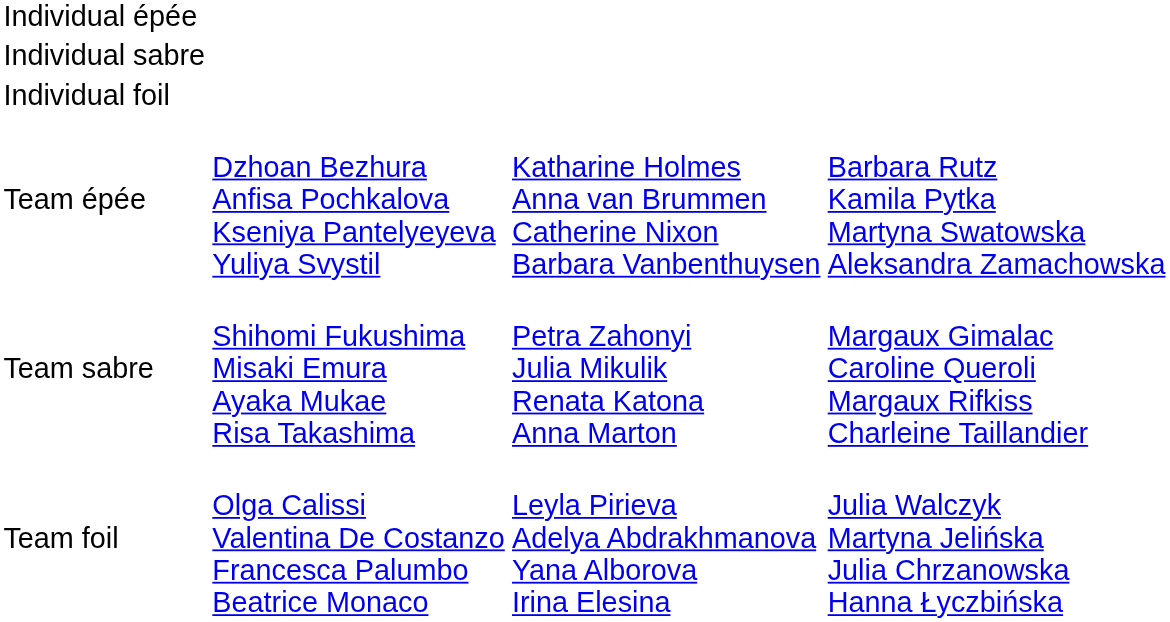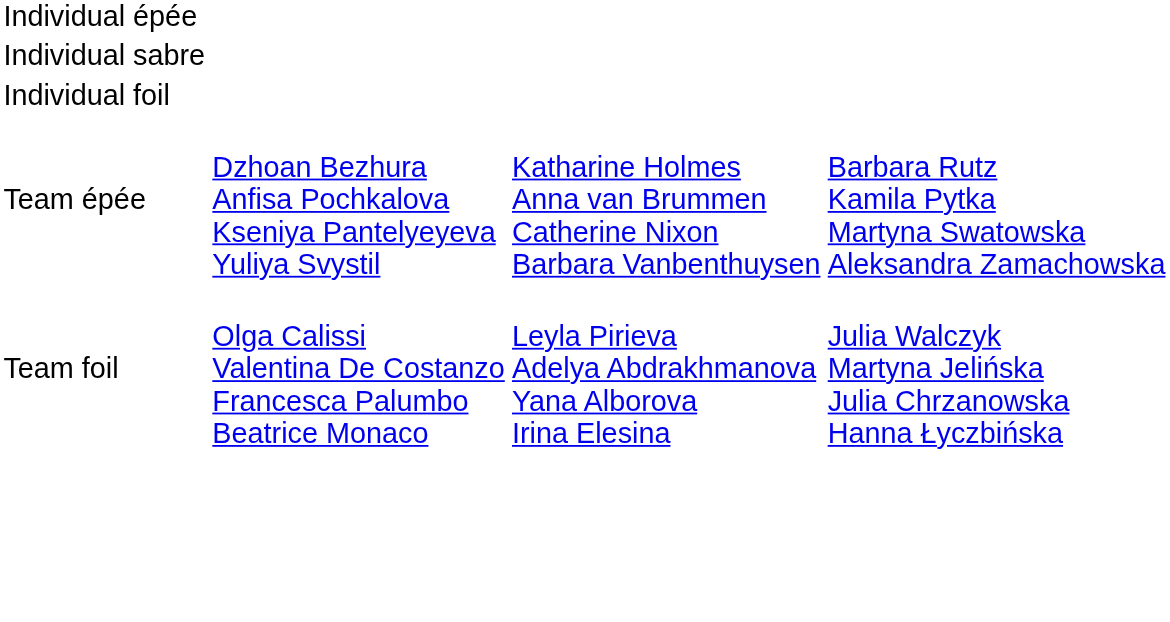- row: (79, 368)
